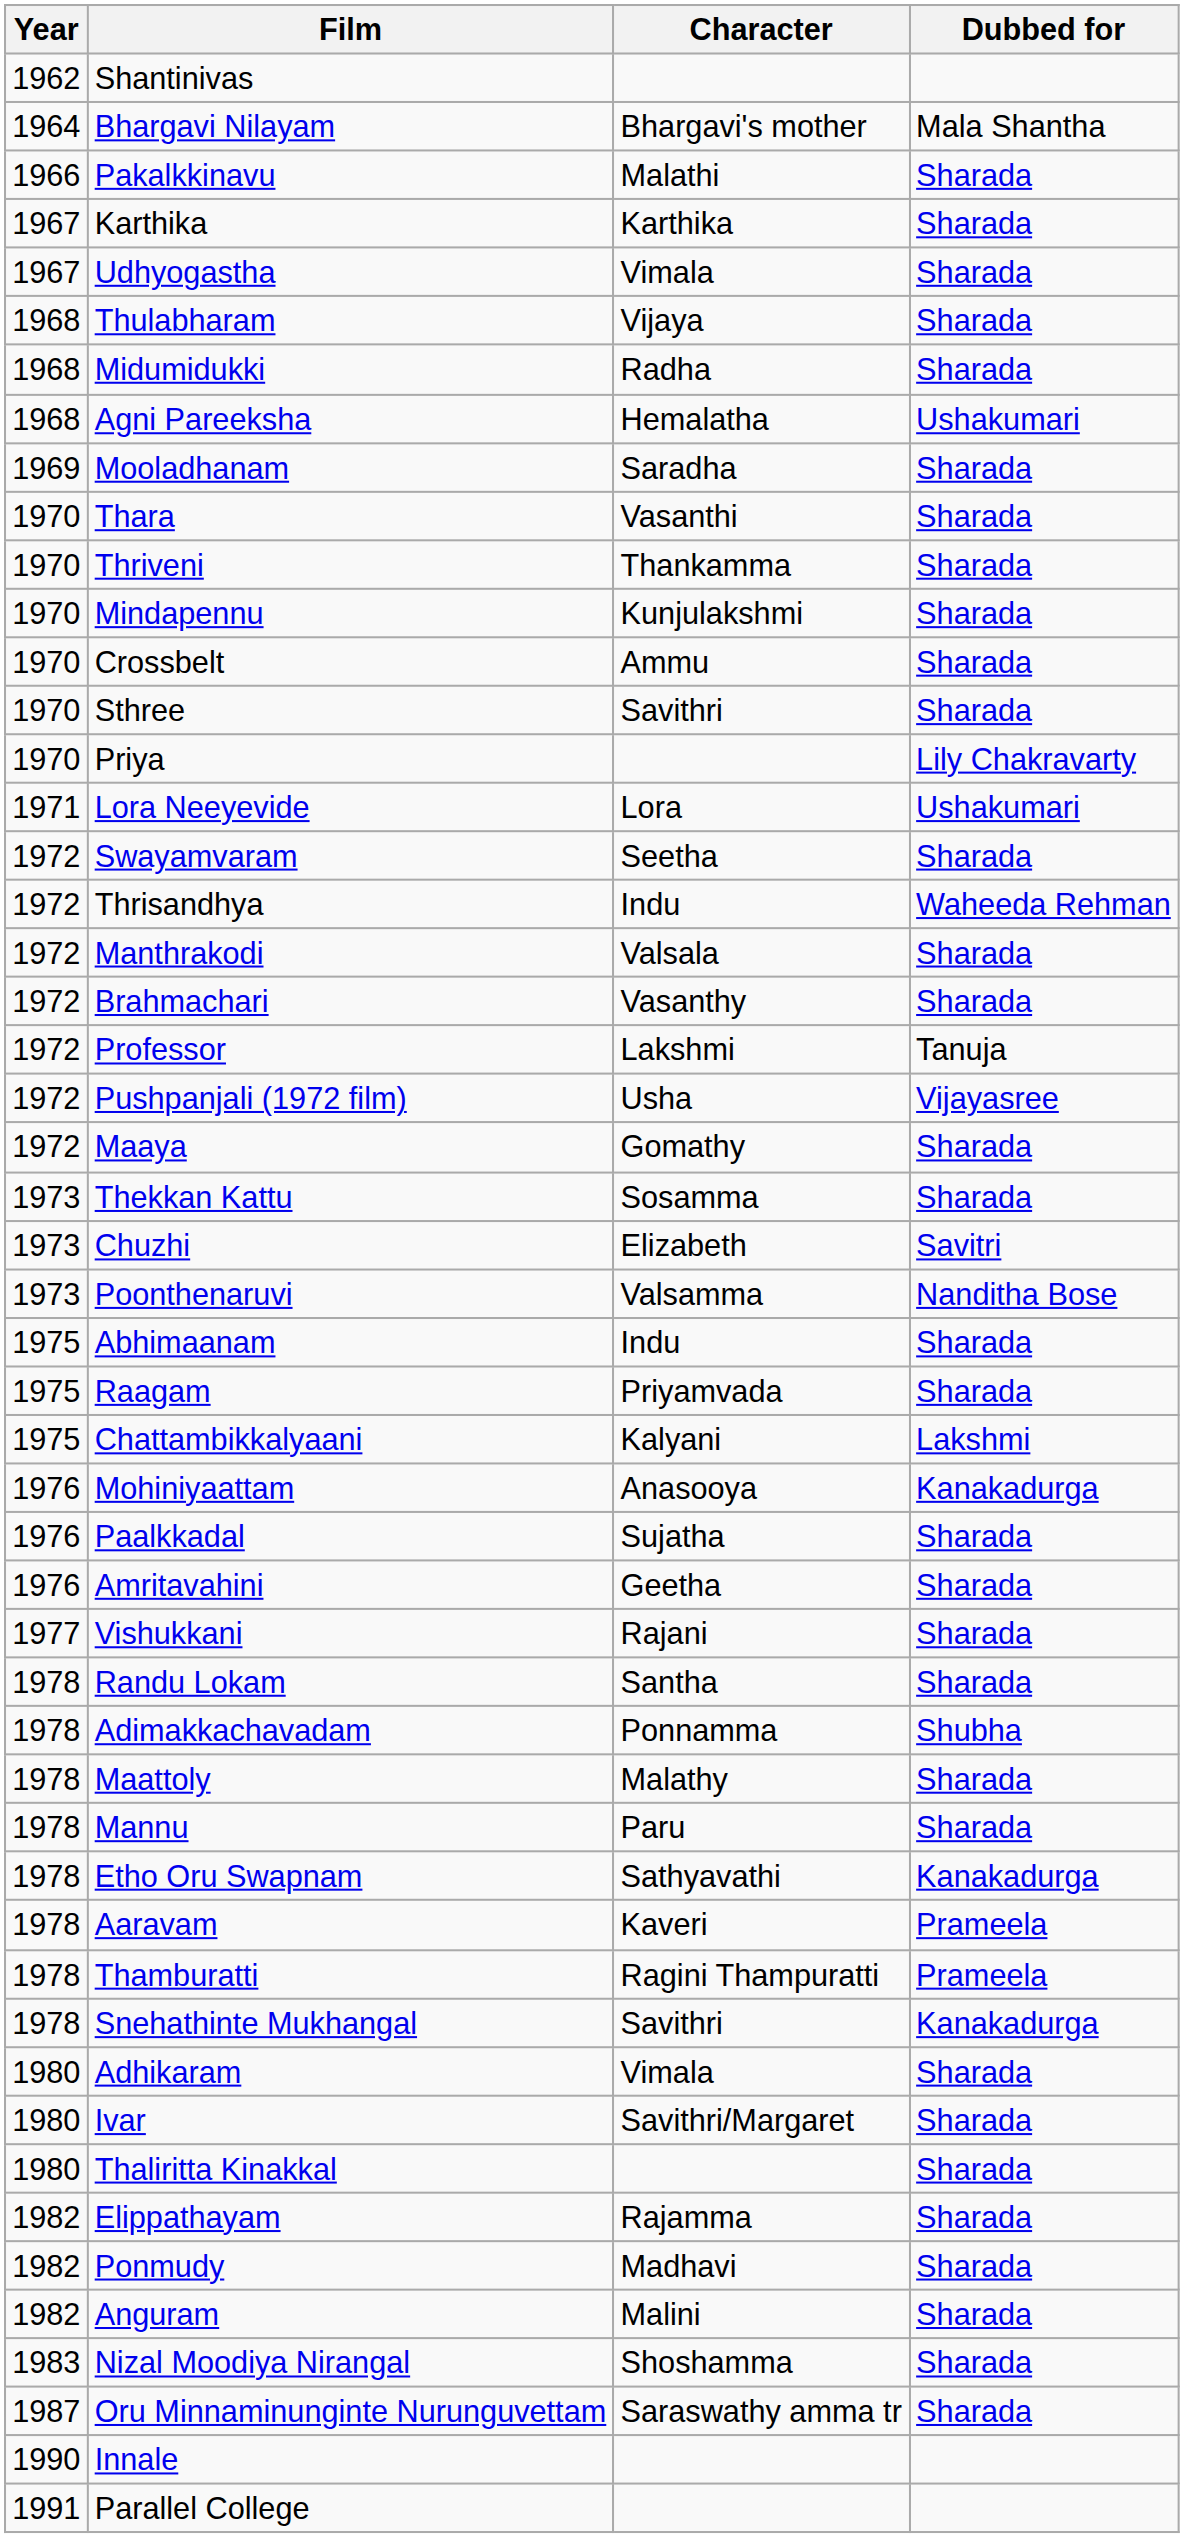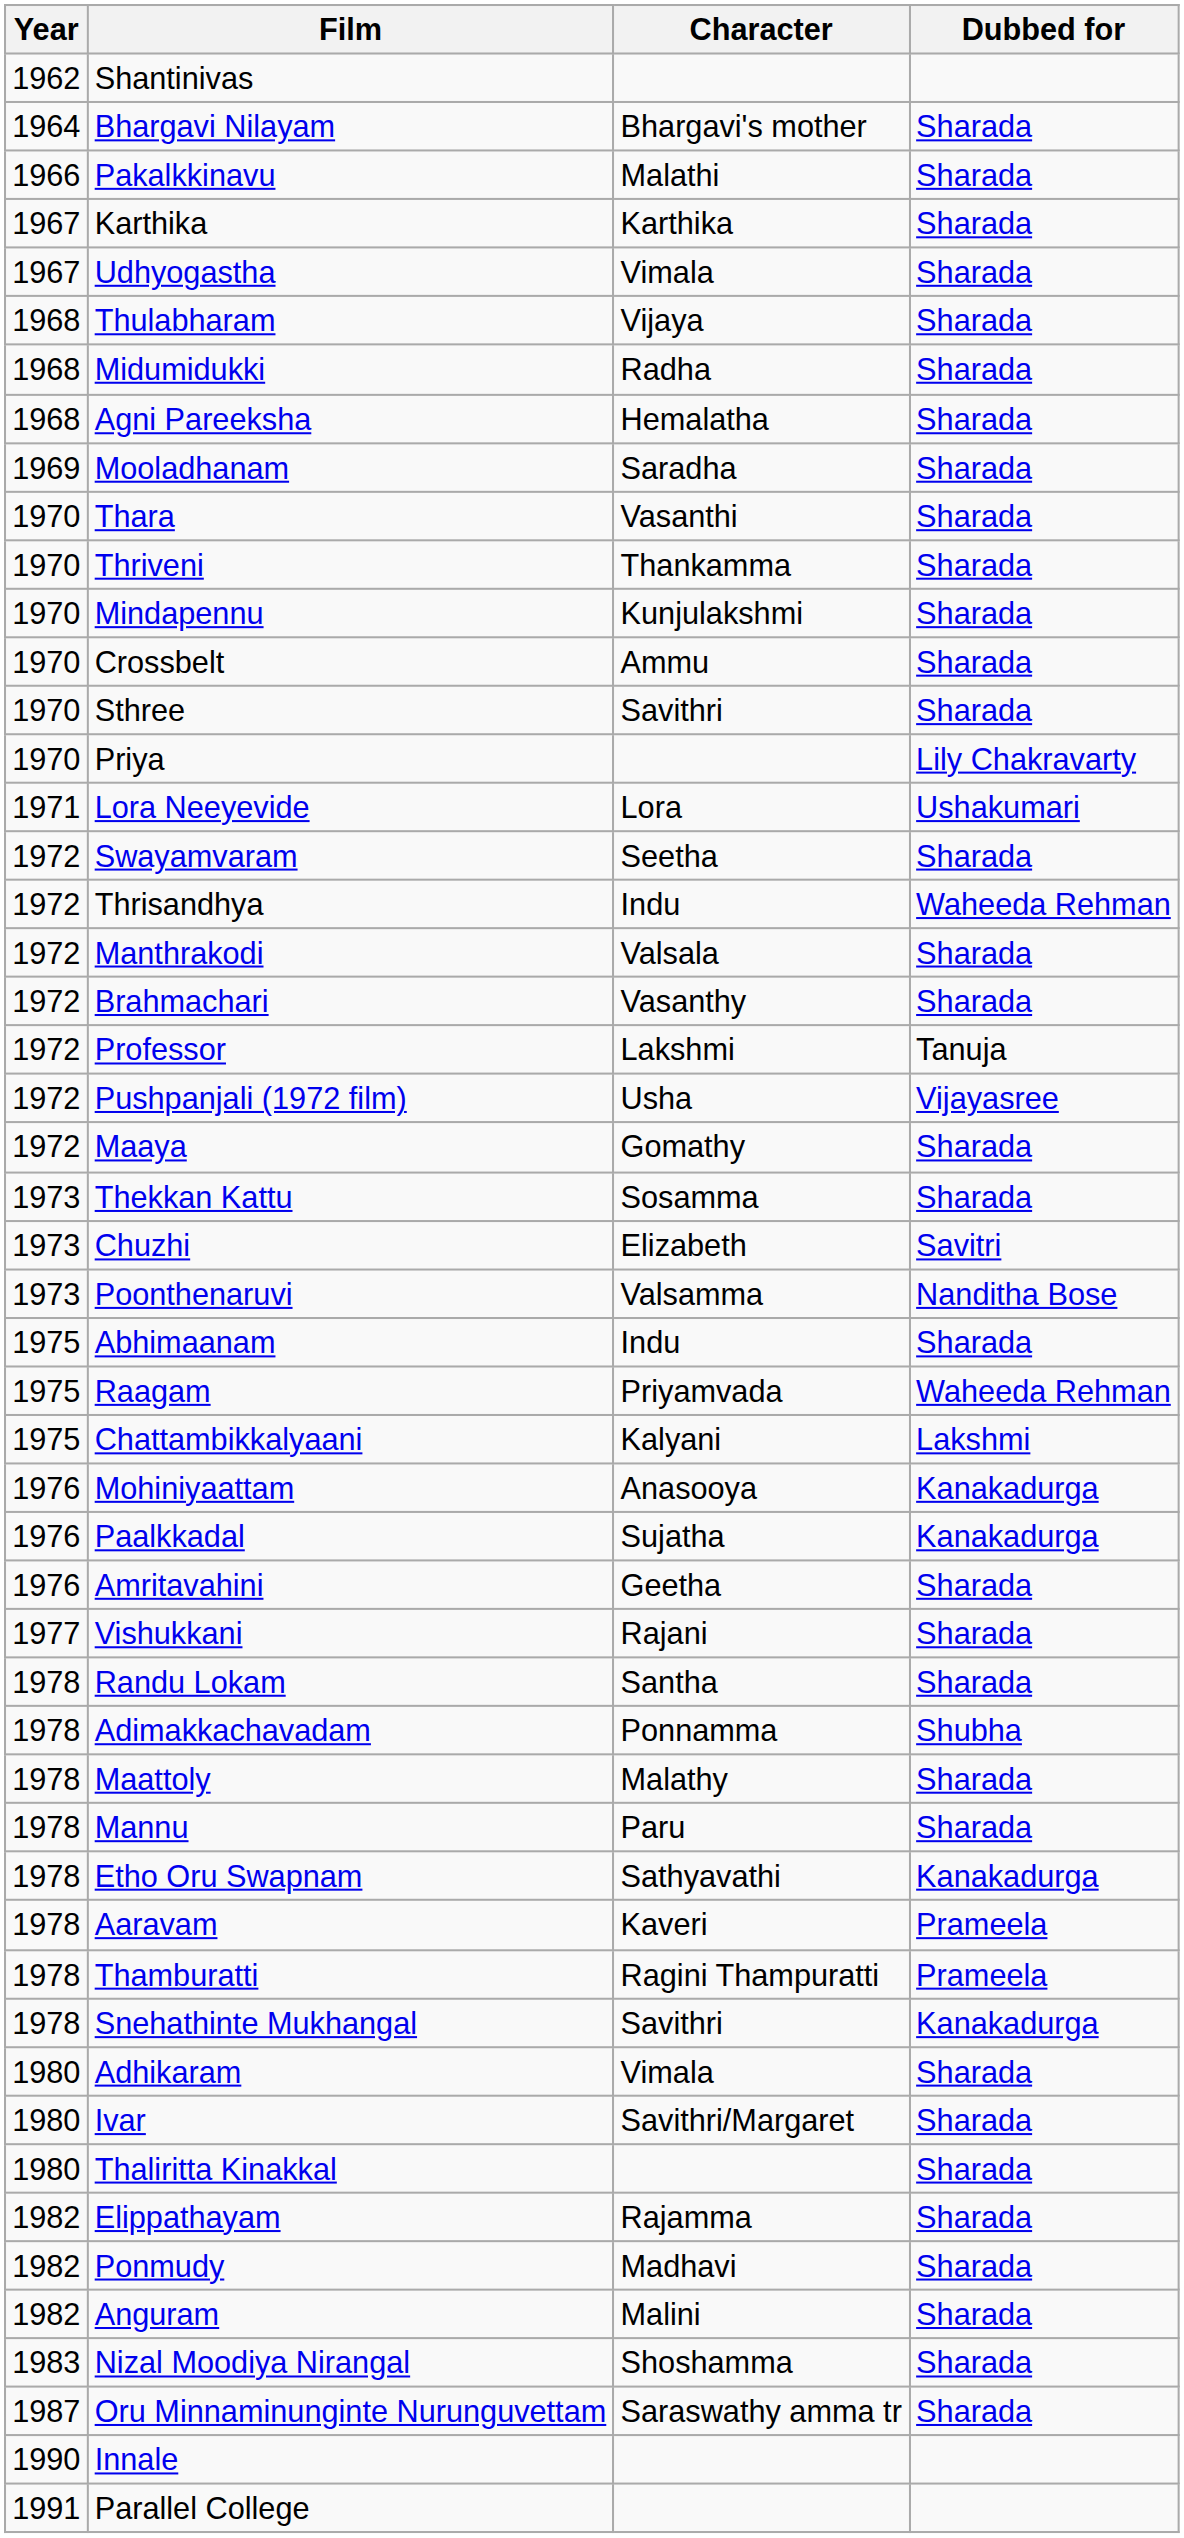(1011, 127) Mala Shantha -> (974, 127) Sharada
(998, 418) Ushakumari -> (974, 418) Sharada
(974, 1390) Sharada -> (1043, 1390) Waheeda Rehman
(974, 1536) Sharada -> (1007, 1536) Kanakadurga
